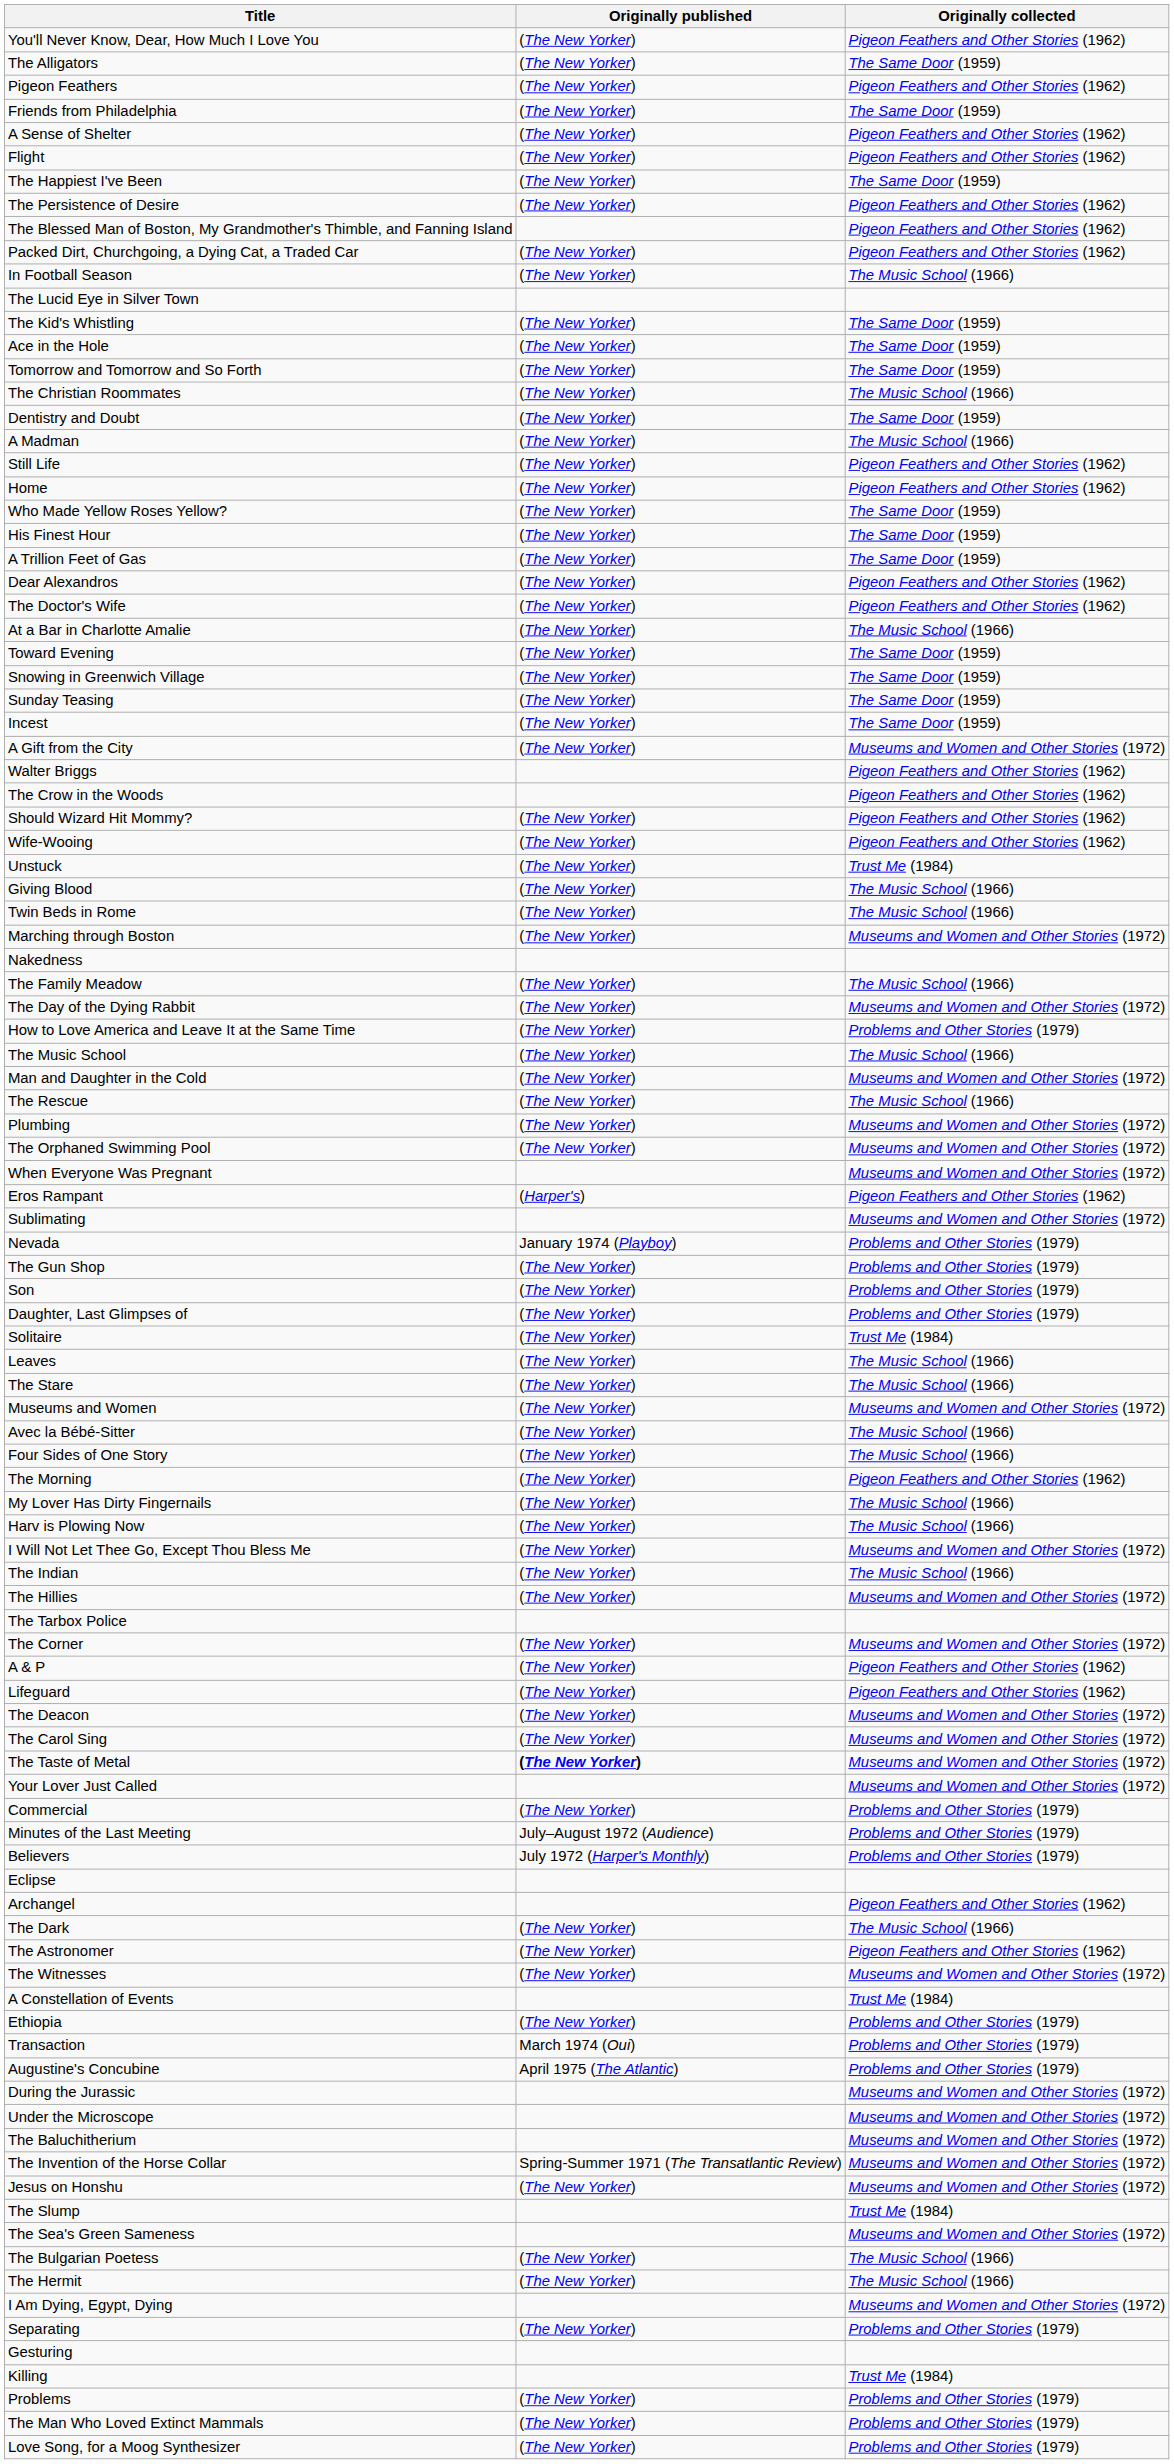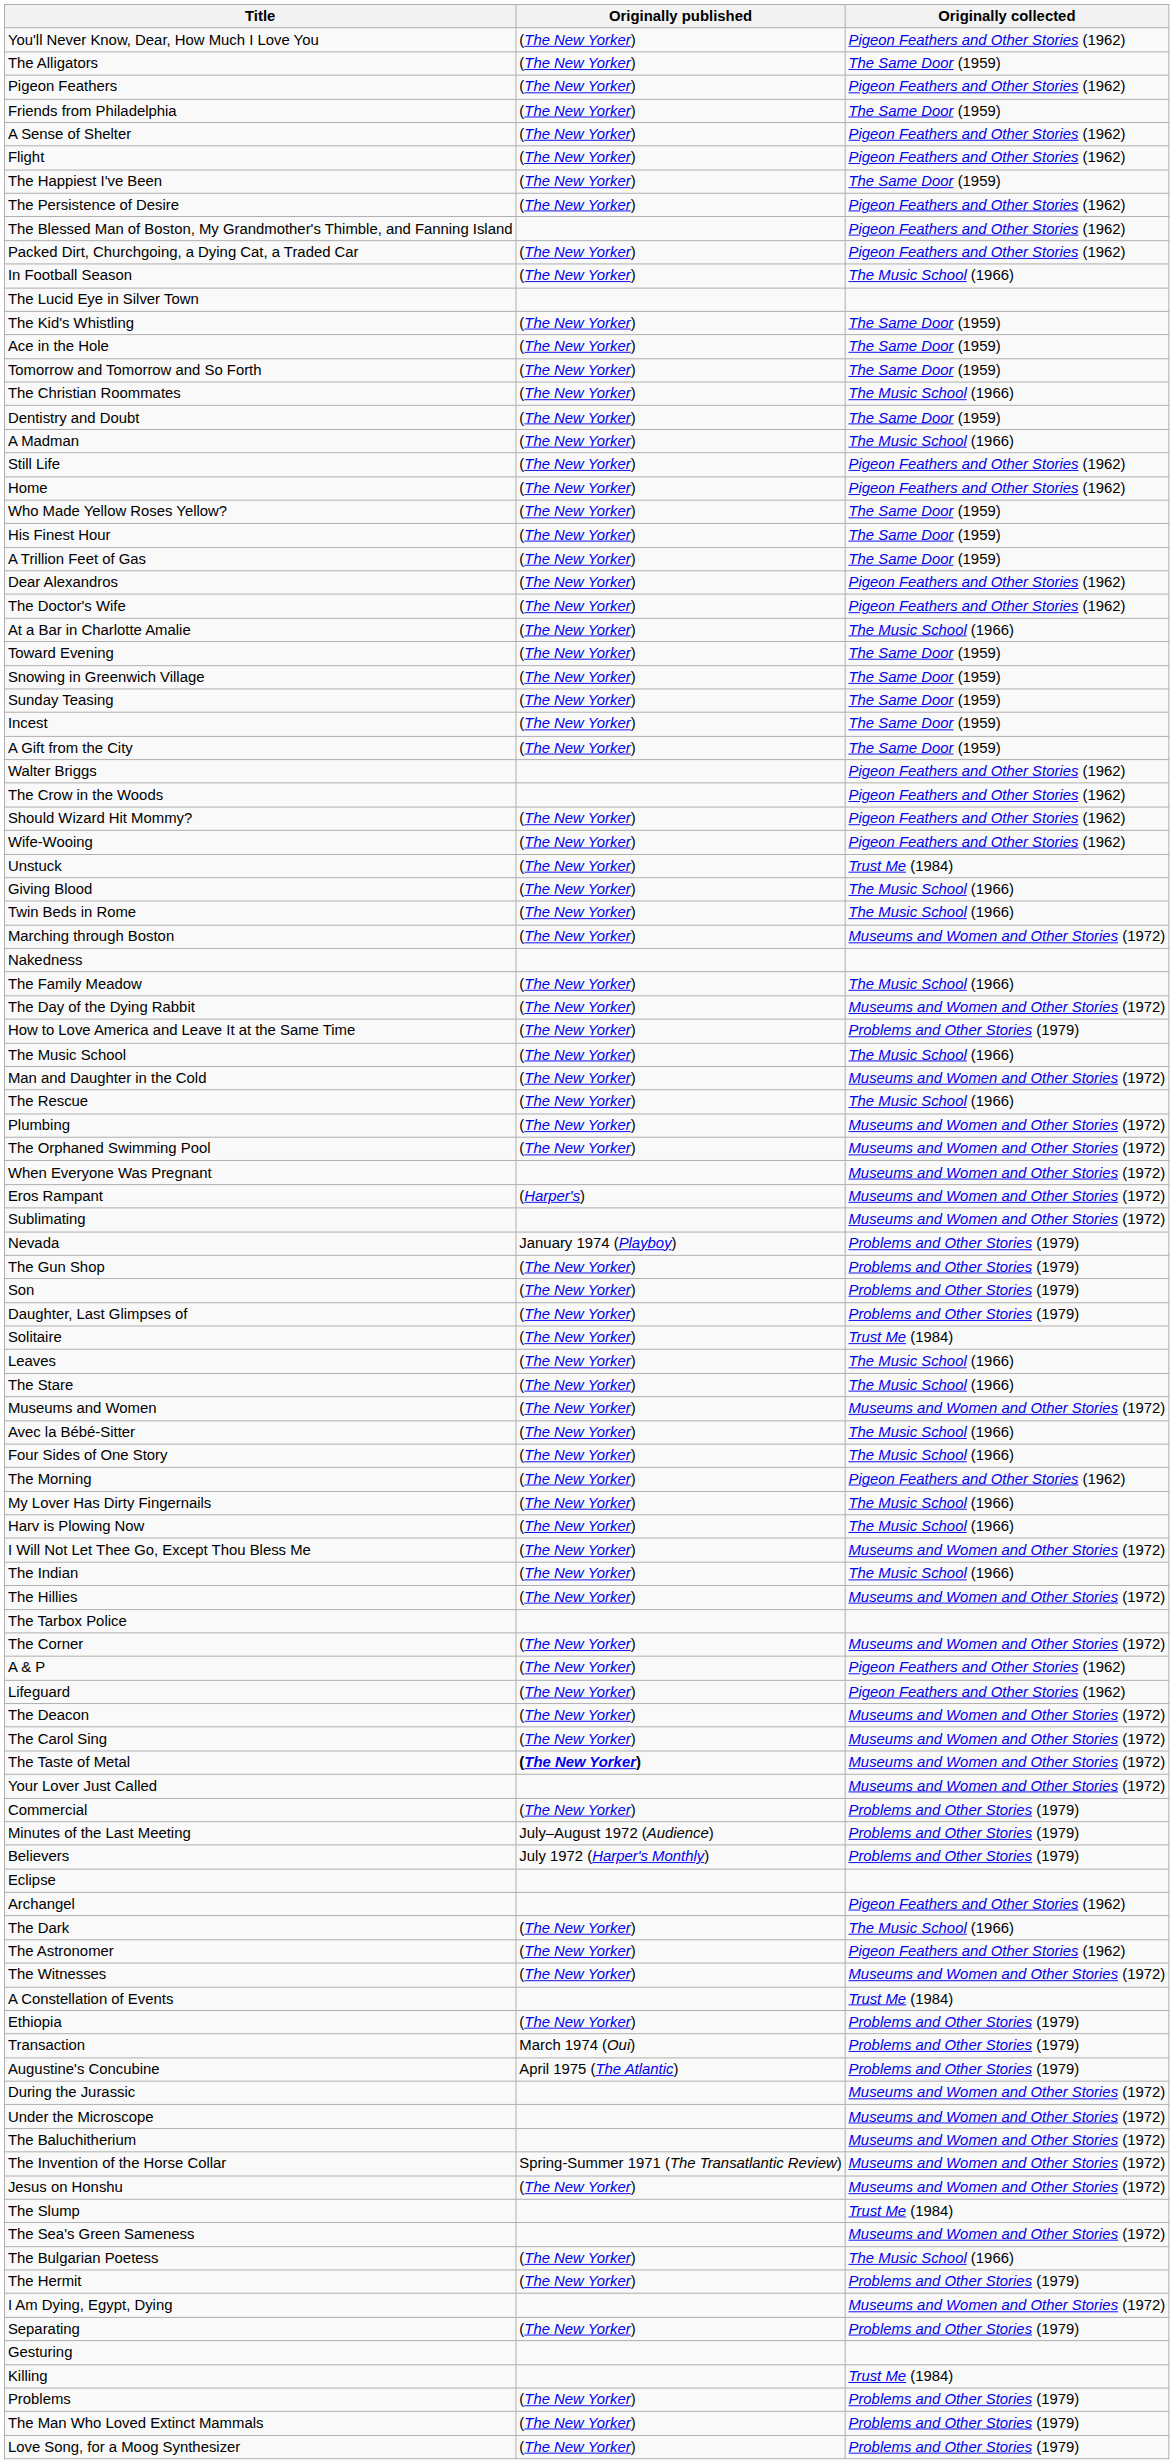(1007, 747) Museums and Women and Other Stories (1972) -> (925, 747) The Same Door (1959)
(987, 1196) Pigeon Feathers and Other Stories (1962) -> (1007, 1196) Museums and Women and Other Stories (1972)
(931, 2281) The Music School (1966) -> (964, 2281) Problems and Other Stories (1979)
